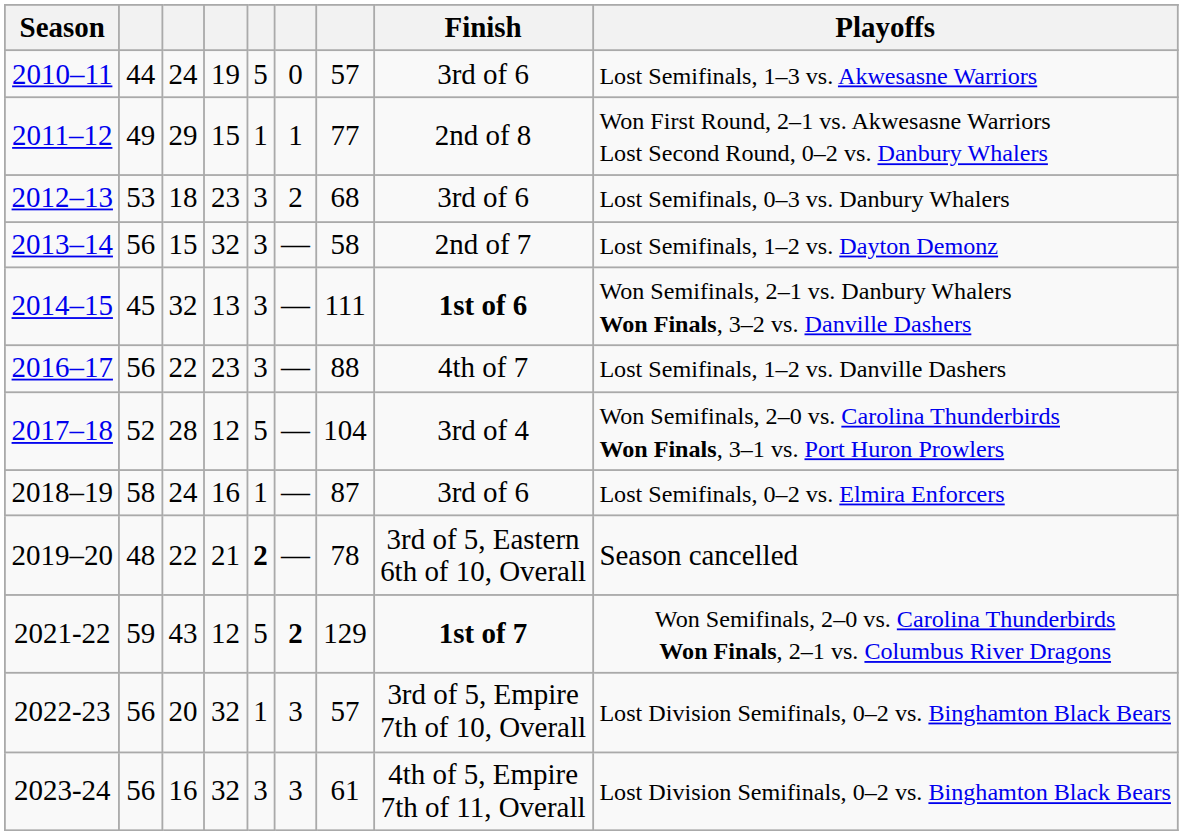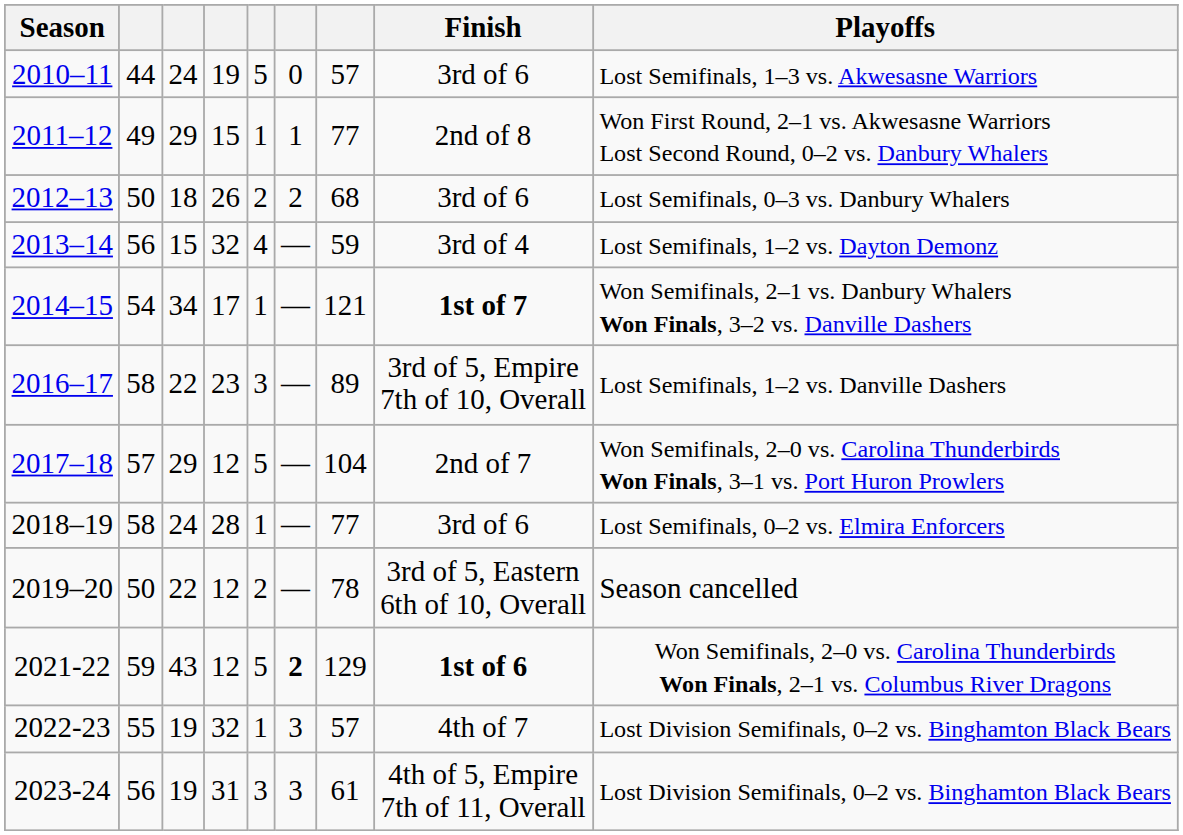(141, 197) 53 -> (141, 197) 50
(225, 197) 23 -> (225, 197) 26
(260, 197) 3 -> (260, 197) 2
(260, 243) 3 -> (260, 243) 4
(345, 243) 58 -> (345, 243) 59
(483, 243) 2nd of 7 -> (483, 243) 3rd of 4
(141, 305) 45 -> (141, 305) 54
(183, 305) 32 -> (183, 305) 34
(225, 305) 13 -> (225, 305) 17
(260, 305) 3 -> (260, 305) 1
(345, 305) 111 -> (345, 305) 121
(483, 305) 1st of 6 -> (483, 305) 1st of 7
(141, 368) 56 -> (141, 384) 58
(345, 368) 88 -> (345, 384) 89
(483, 368) 4th of 7 -> (483, 384) 3rd of 5, Empire 7th of 10, Overall
(141, 430) 52 -> (141, 462) 57
(183, 430) 28 -> (183, 462) 29
(483, 430) 3rd of 4 -> (483, 462) 2nd of 7
(225, 492) 16 -> (225, 525) 28
(345, 492) 87 -> (345, 525) 77
(141, 554) 48 -> (141, 587) 50
(225, 554) 21 -> (225, 587) 12
(260, 554) bold -> (260, 587) normal
(483, 633) 1st of 7 -> (483, 665) 1st of 6
(141, 711) 56 -> (141, 728) 55
(183, 711) 20 -> (183, 728) 19
(483, 711) 3rd of 5, Empire 7th of 10, Overall -> (483, 728) 4th of 7
(183, 790) 16 -> (183, 790) 19
(225, 790) 32 -> (225, 790) 31
